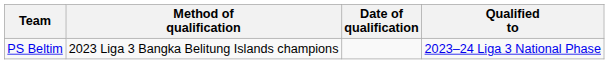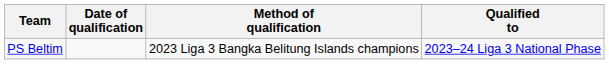columns swapped: (204, 21) <-> (382, 21)
